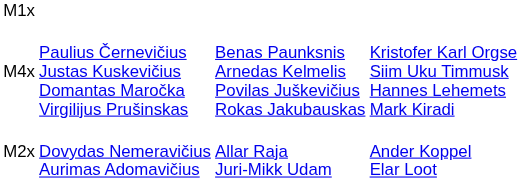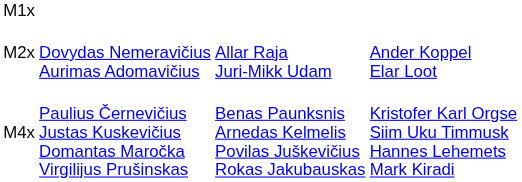rows swapped: (19, 151) <-> (19, 71)
